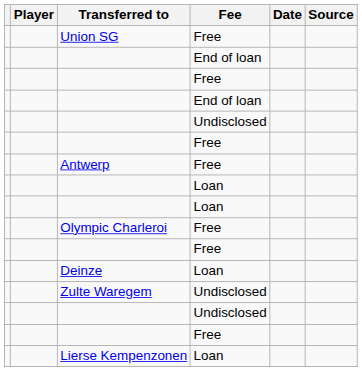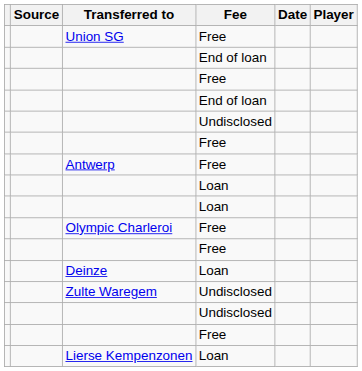columns swapped: (34, 15) <-> (331, 15)
